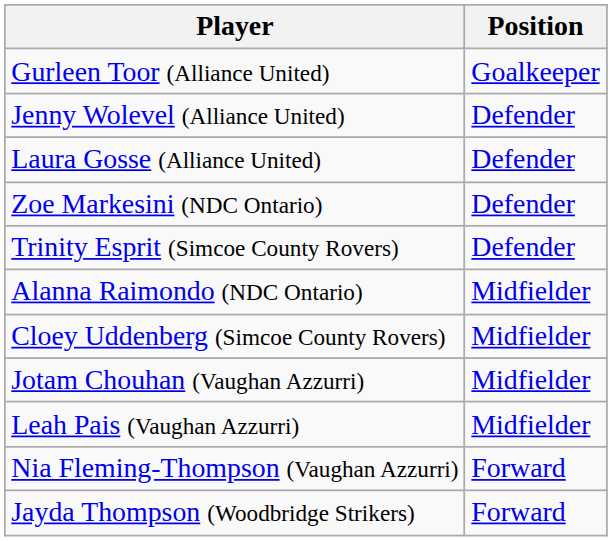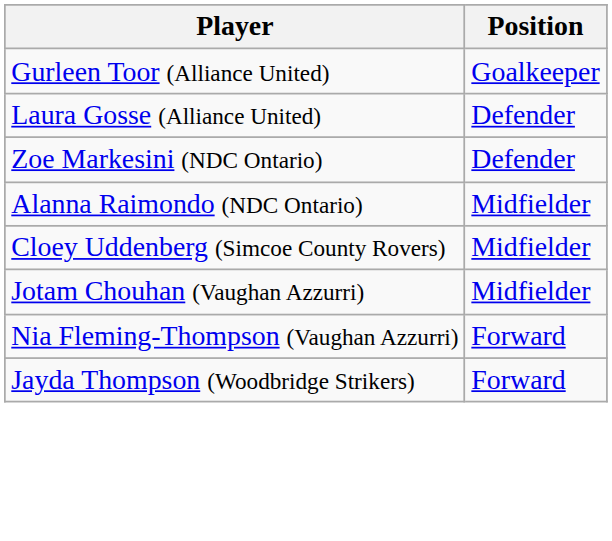- row: (178, 114)
- row: (205, 247)
- row: (155, 423)
